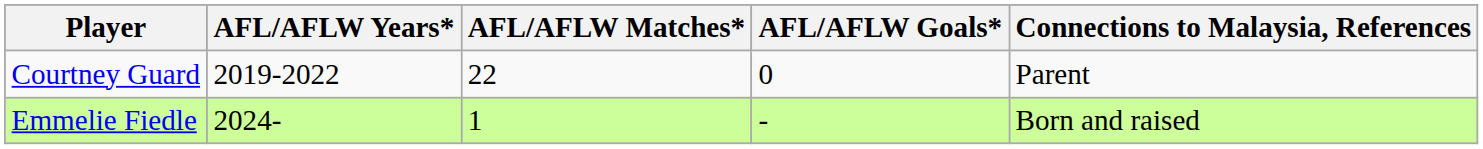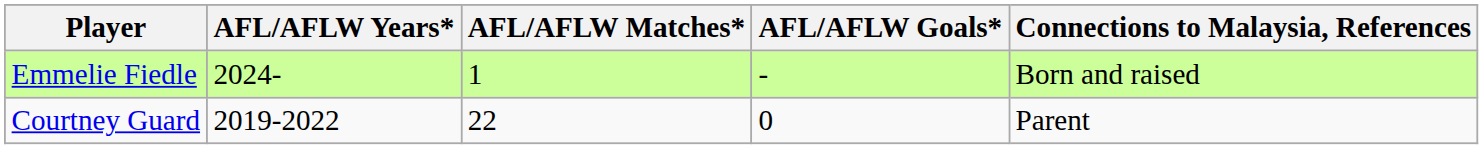rows swapped: (104, 119) <-> (106, 73)
